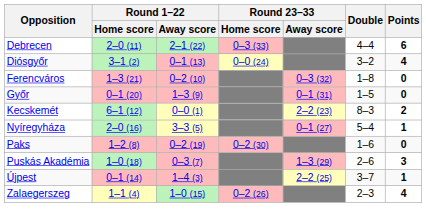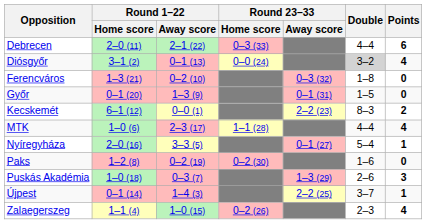(365, 62) no background -> (365, 62) lightgrey background
+ row: (18, 128)
